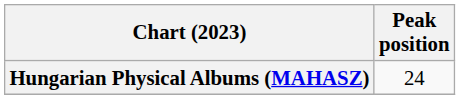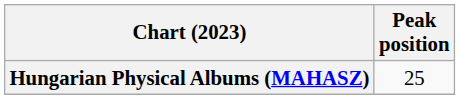(414, 77) 24 -> (414, 77) 25
